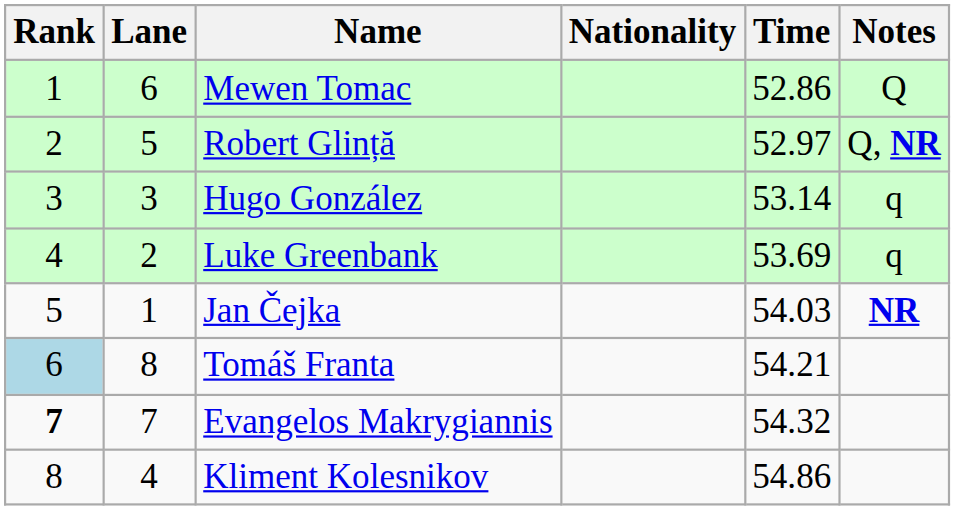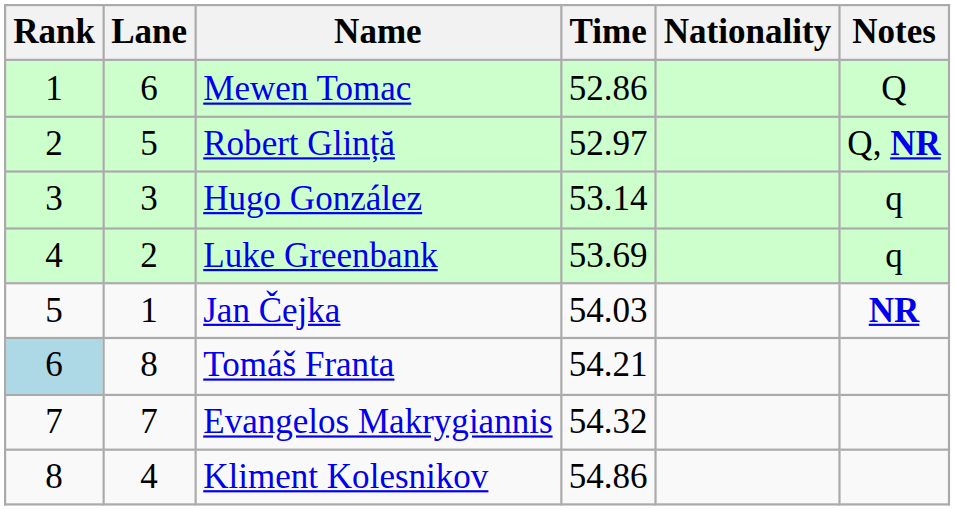columns swapped: (652, 32) <-> (792, 32)
(54, 421) bold -> (54, 421) normal
